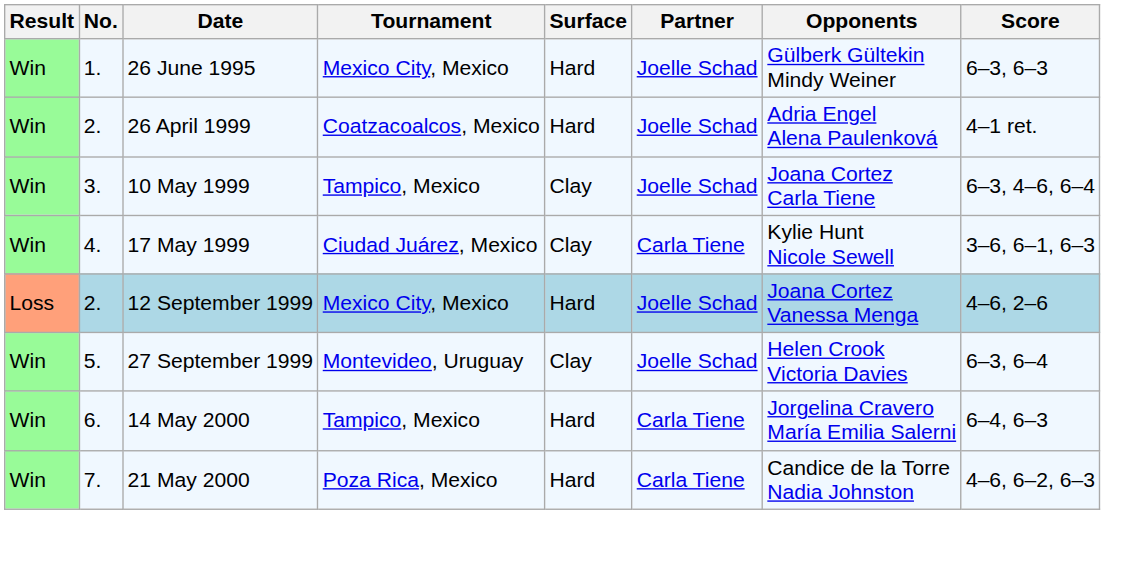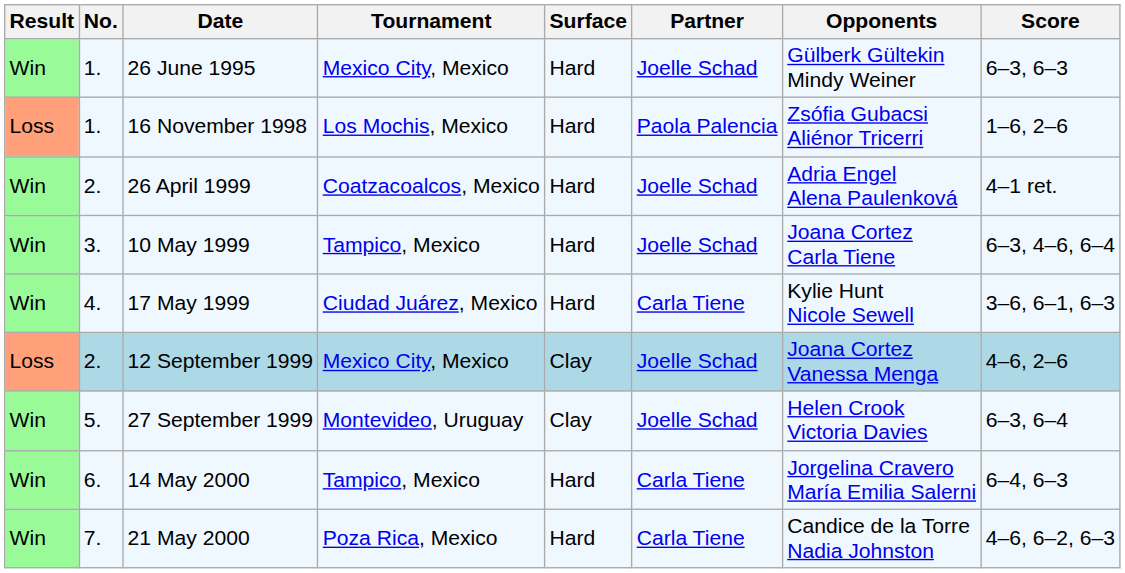+ row: (217, 126)
(571, 185) Clay -> (572, 243) Hard
(571, 243) Clay -> (572, 302) Hard
(572, 302) Hard -> (571, 361) Clay
